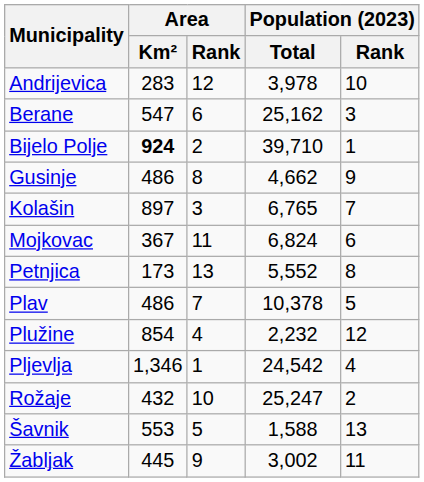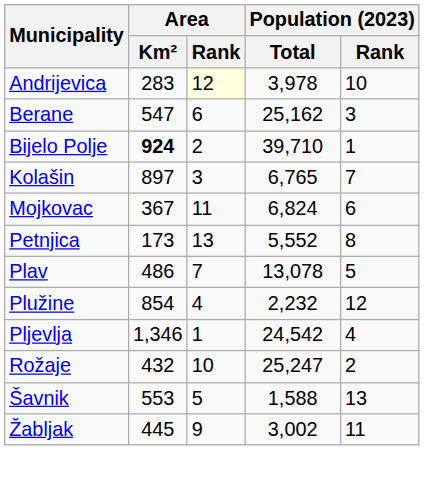(203, 83) no background -> (203, 83) lightyellow background
- row: (43, 177)
(293, 303) 10,378 -> (293, 271) 13,078
